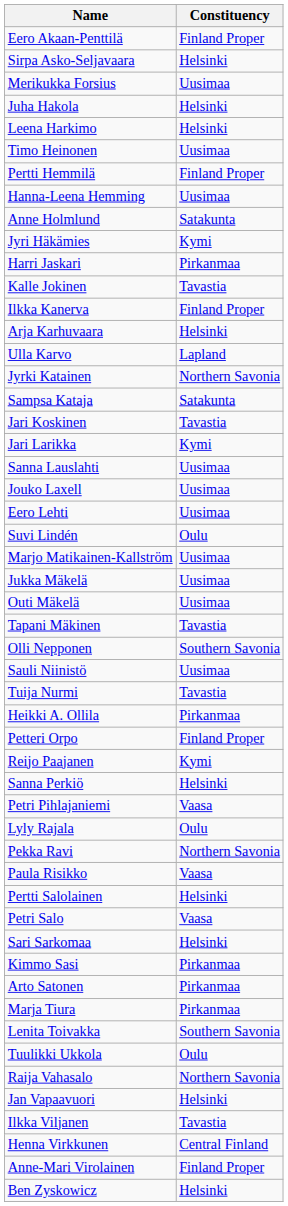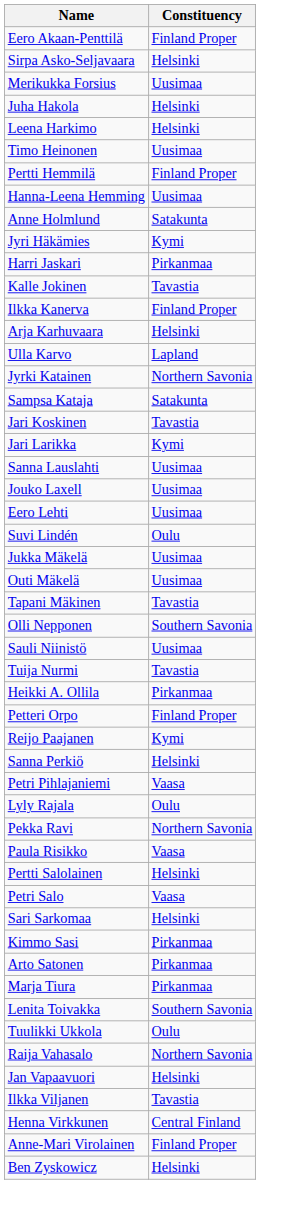- row: (90, 557)
